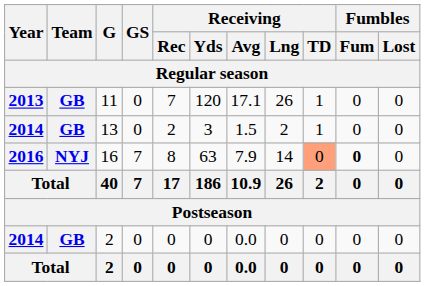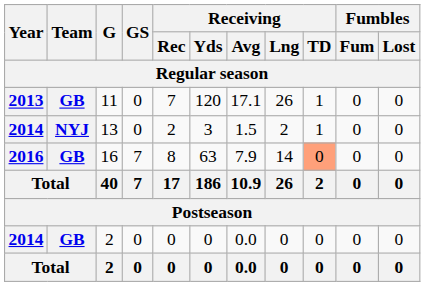(72, 128) GB -> (72, 128) NYJ
(72, 156) NYJ -> (72, 156) GB
(357, 156) bold -> (357, 156) normal
